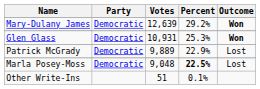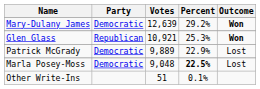(119, 38) Democratic -> (119, 38) Republican
(162, 38) 10,931 -> (162, 38) 10,921
